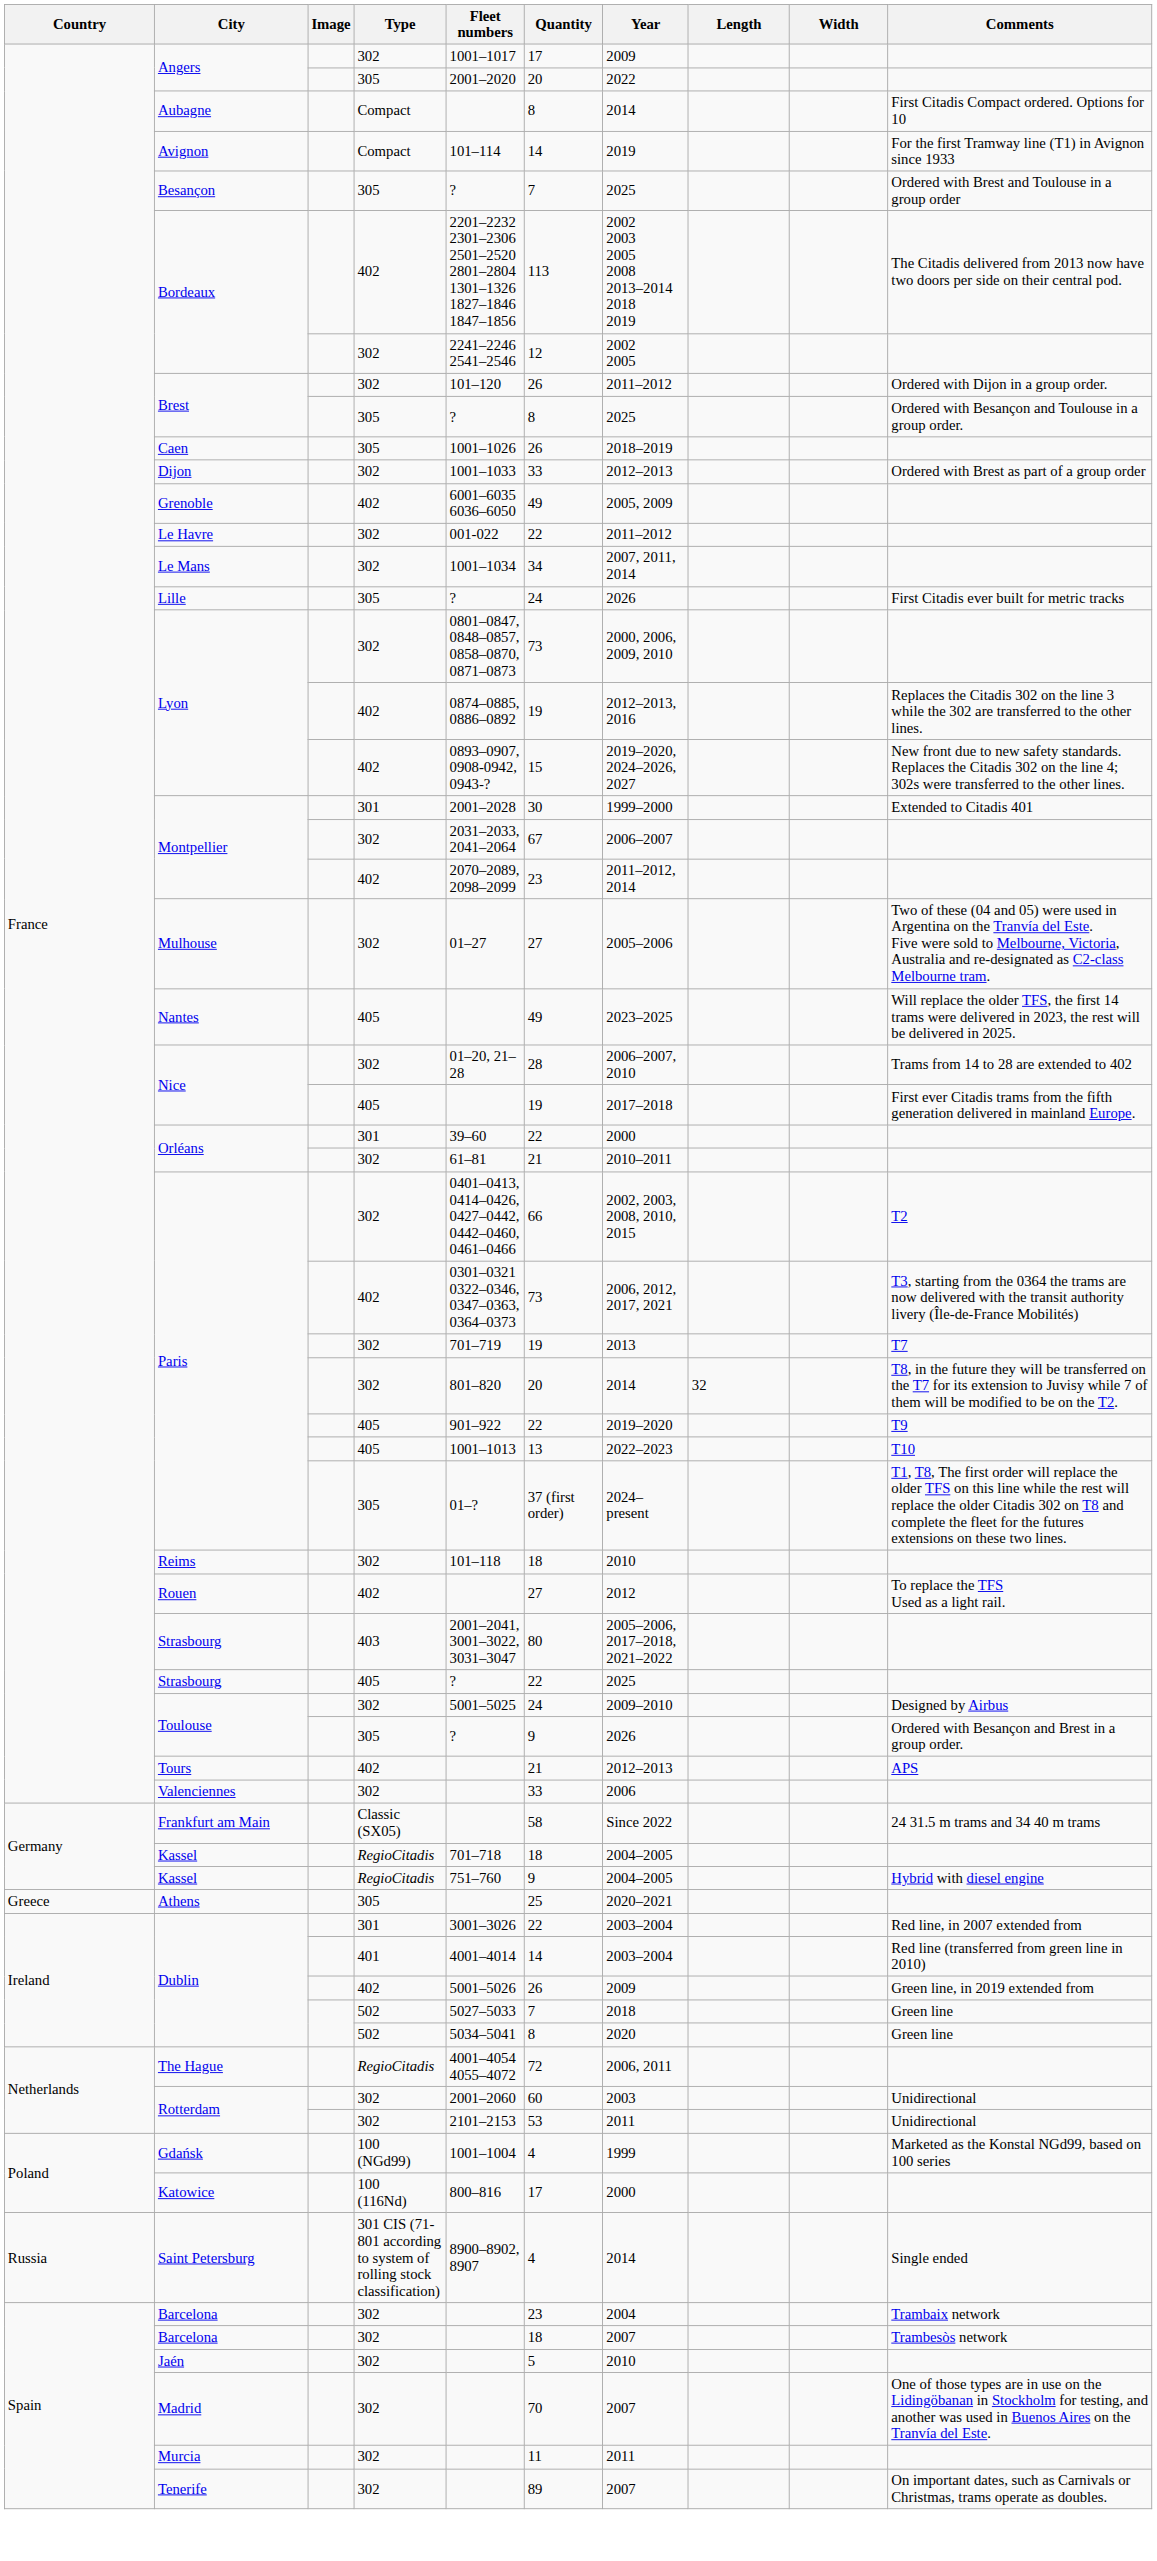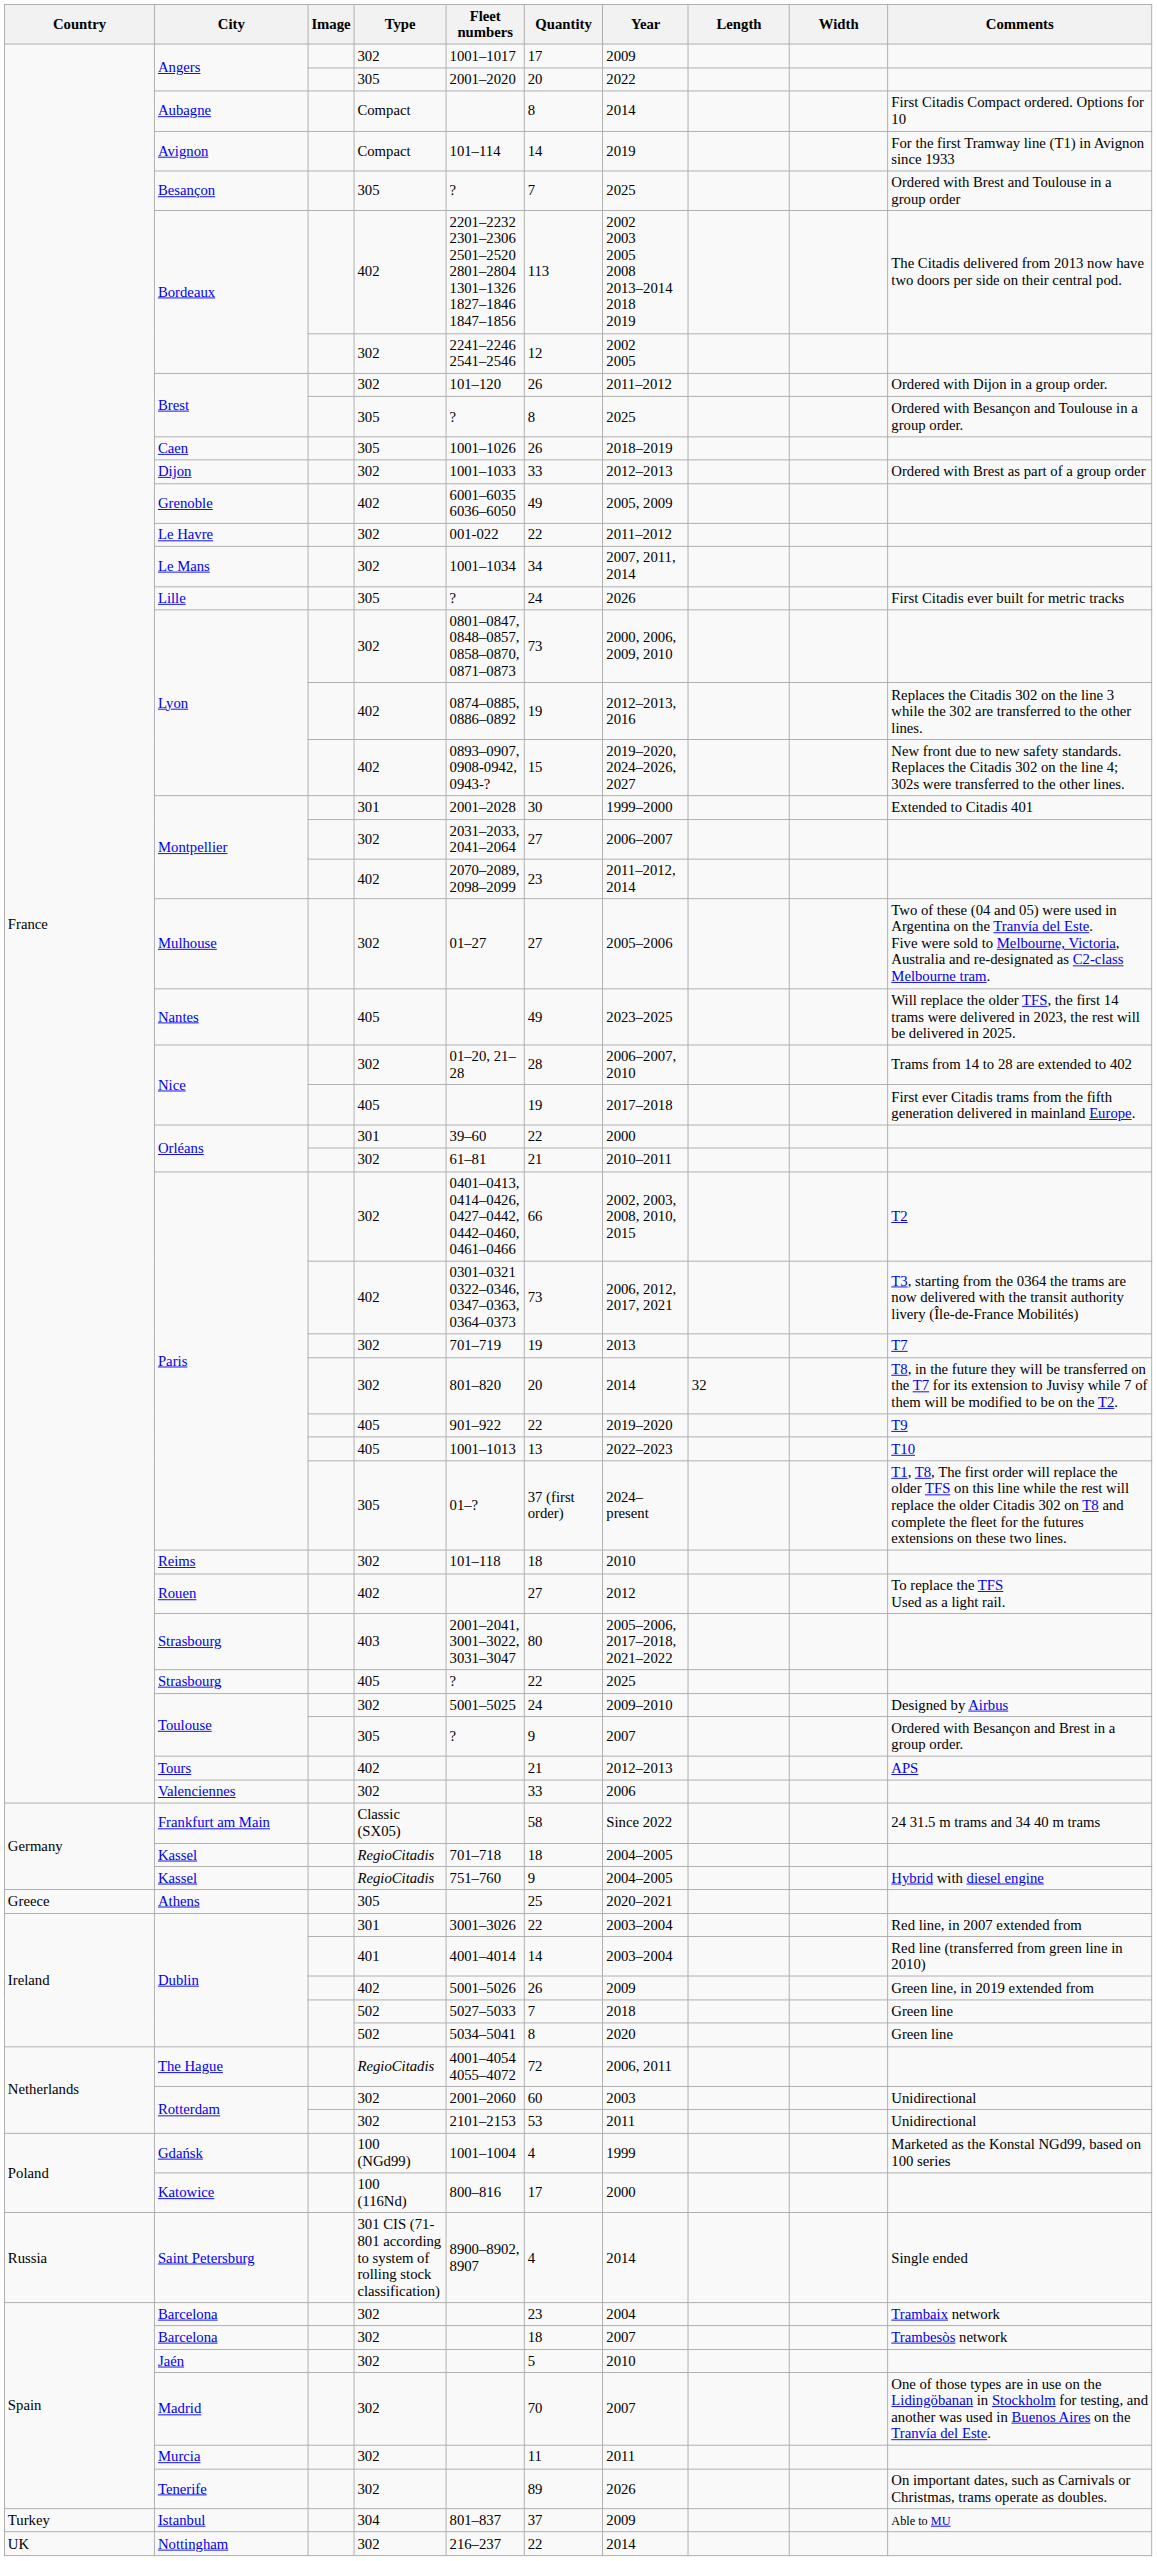(535, 839) 67 -> (535, 839) 27
(621, 1736) 2026 -> (621, 1736) 2007
(621, 2488) 2007 -> (621, 2488) 2026
+ row: (182, 2520)
+ row: (193, 2543)
